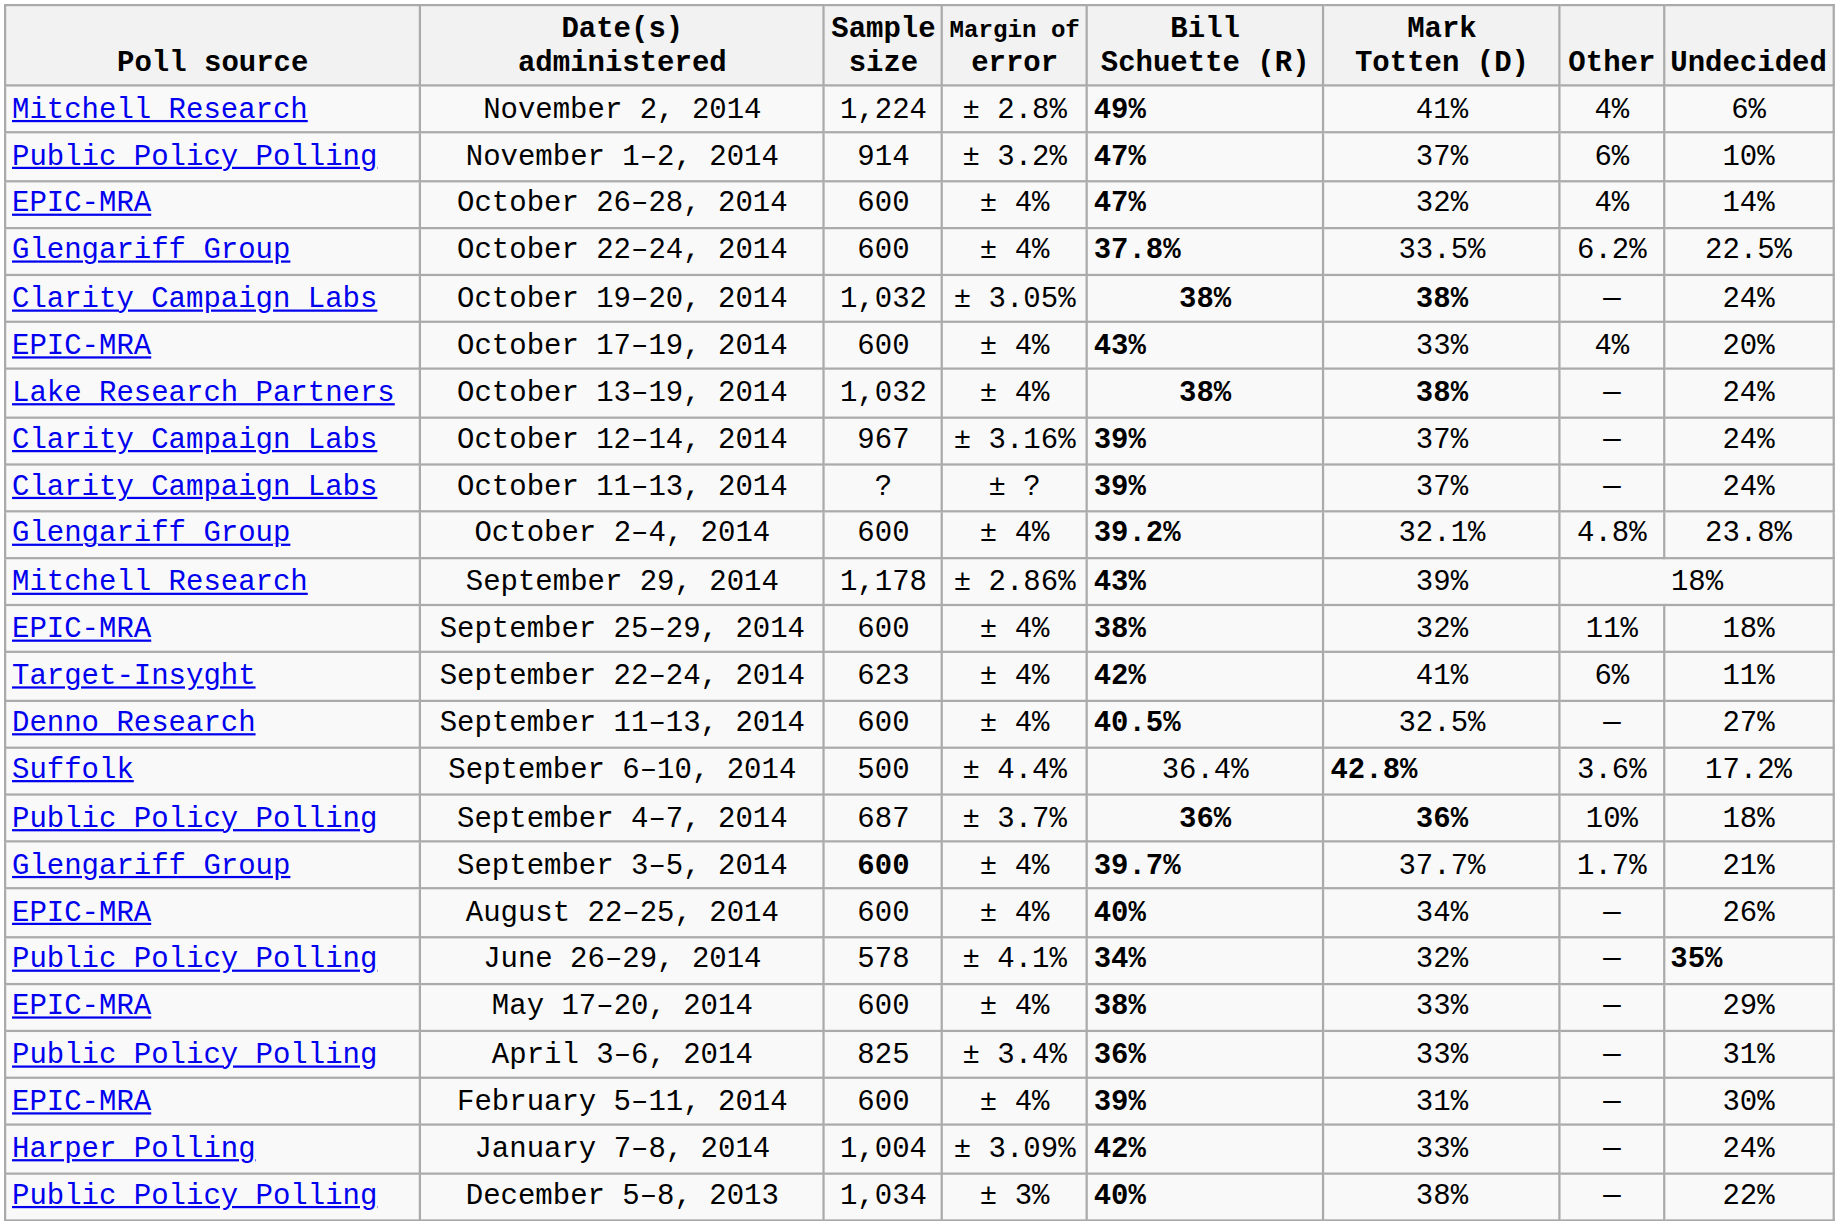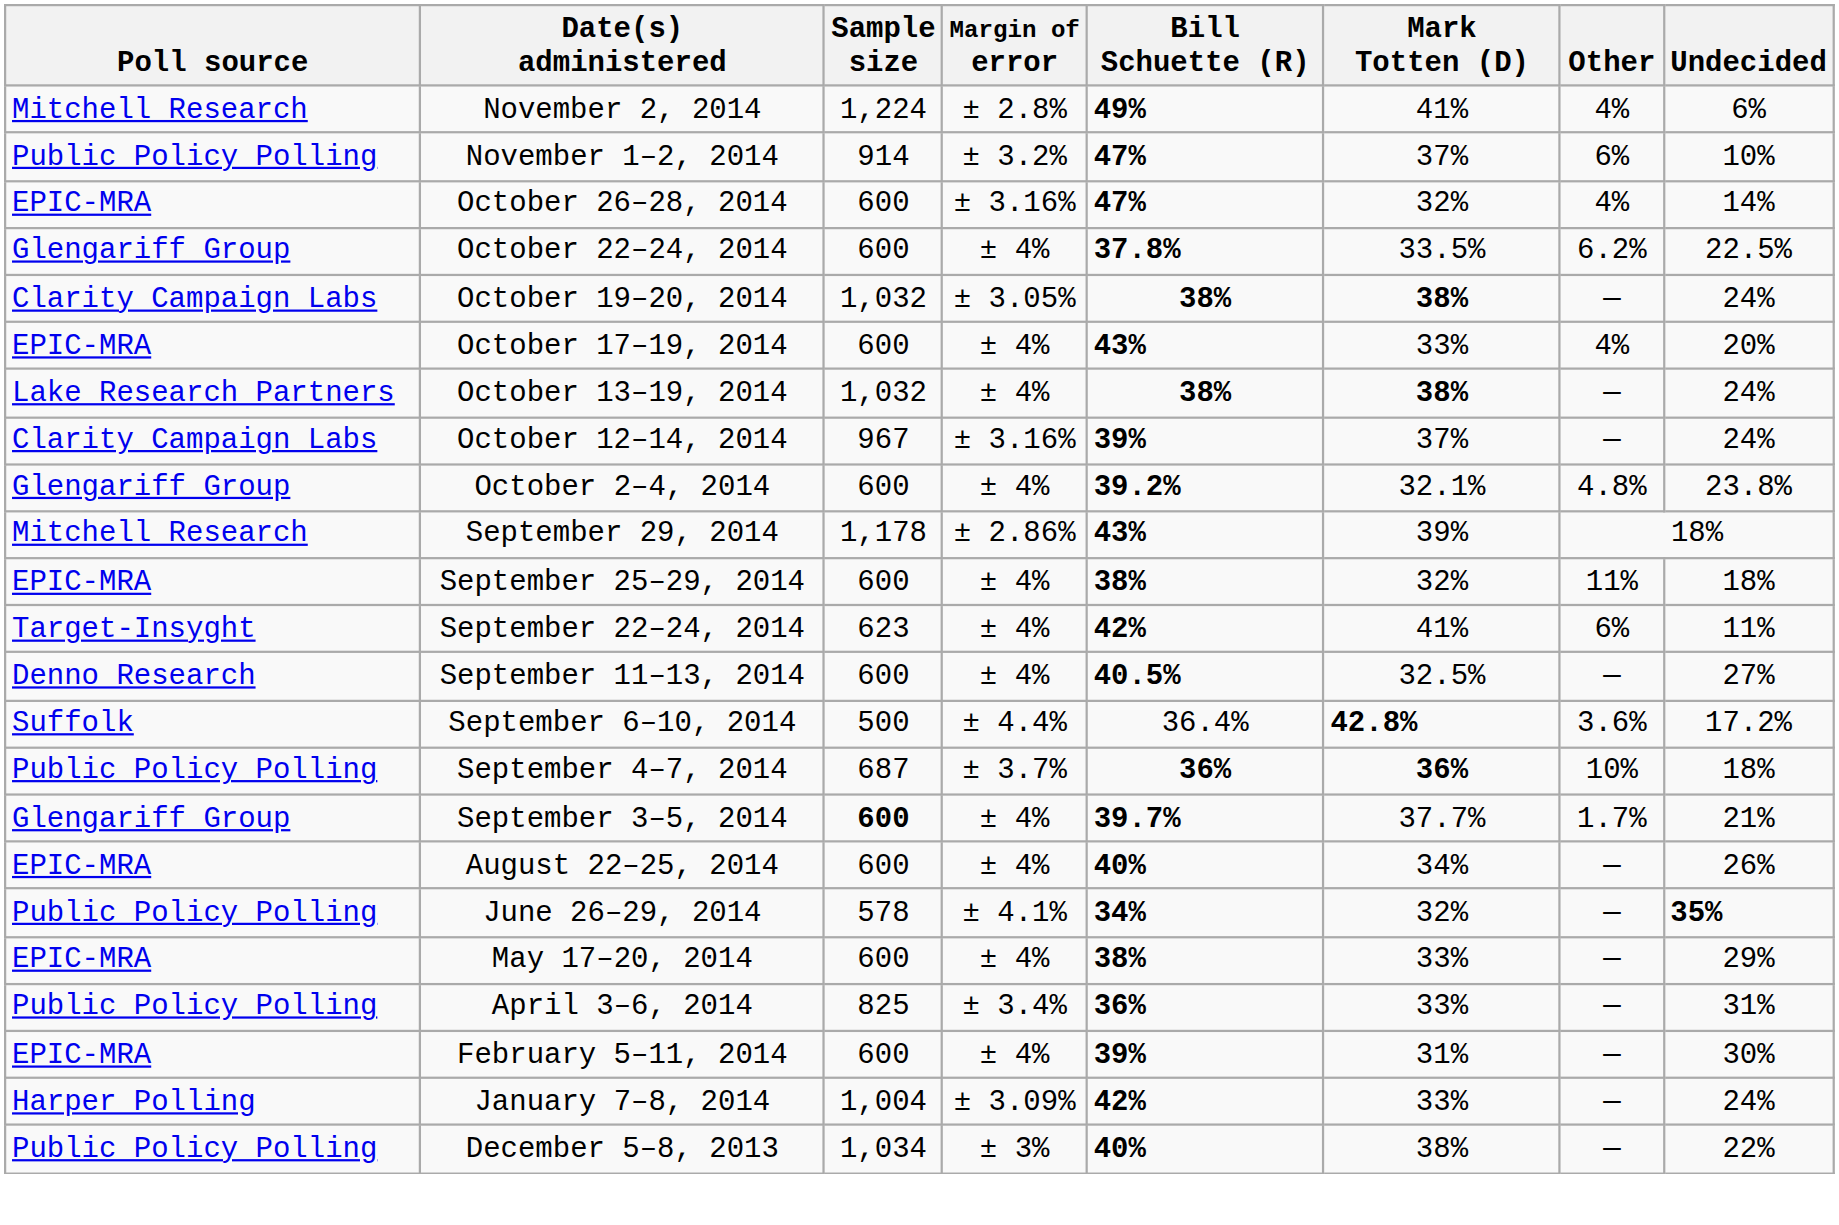(1015, 204) ± 4% -> (1015, 204) ± 3.16%
- row: (622, 487)
